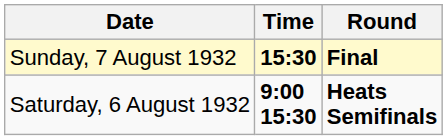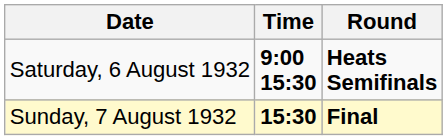rows swapped: (130, 104) <-> (123, 57)
